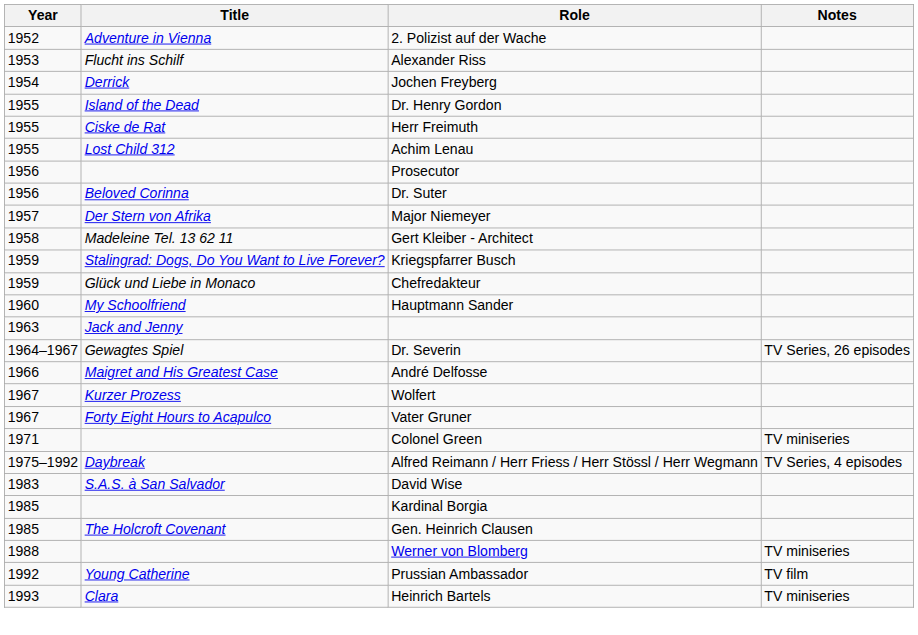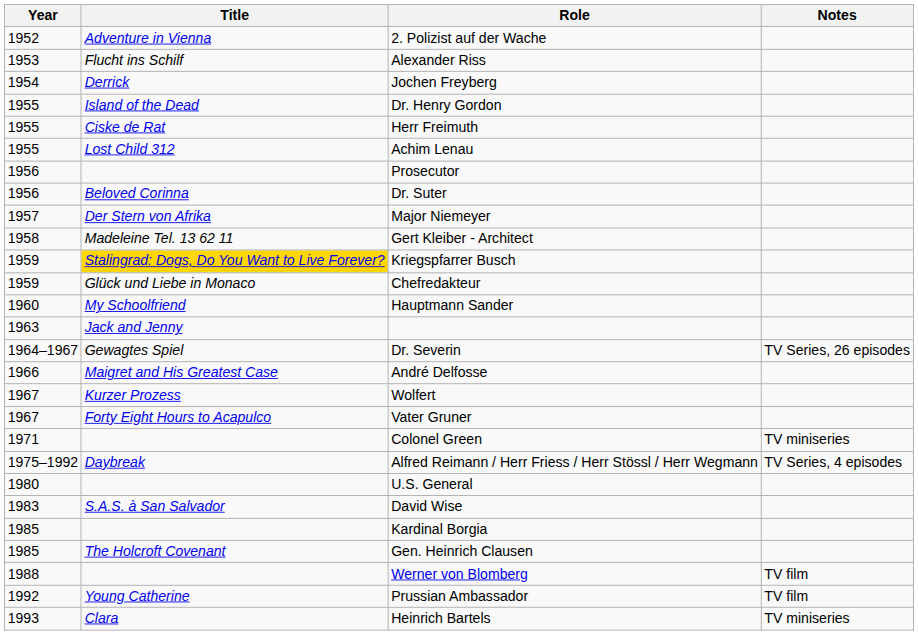(235, 261) no background -> (235, 261) gold background
+ row: (432, 484)
(807, 551) TV miniseries -> (786, 573) TV film
